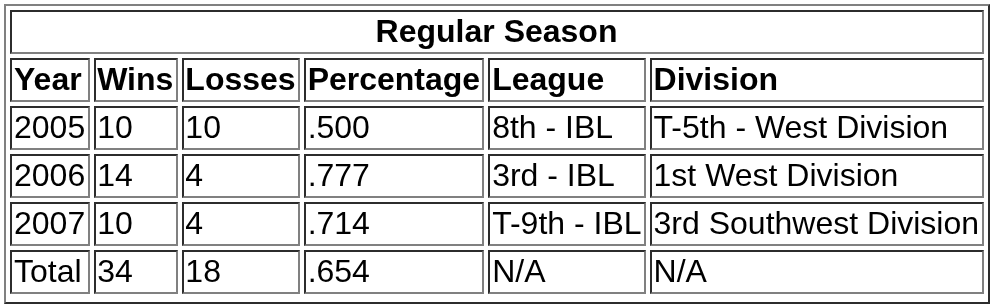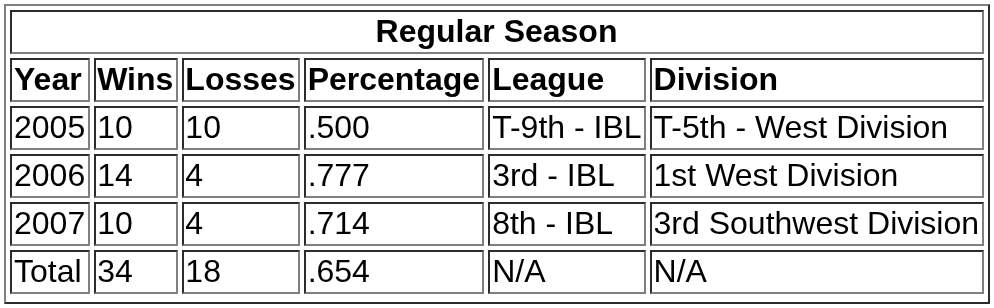(553, 127) 8th - IBL -> (567, 127) T-9th - IBL
(567, 223) T-9th - IBL -> (553, 223) 8th - IBL
